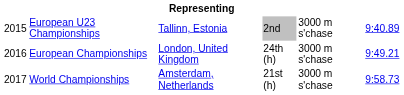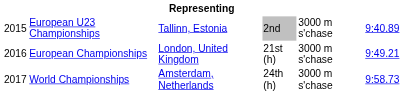(273, 54) 24th (h) -> (273, 54) 21st (h)
(273, 79) 21st (h) -> (273, 79) 24th (h)
